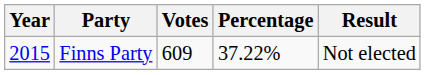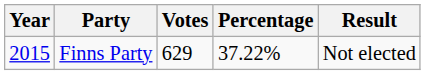(177, 52) 609 -> (177, 52) 629
